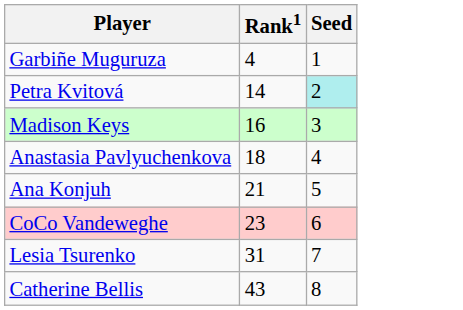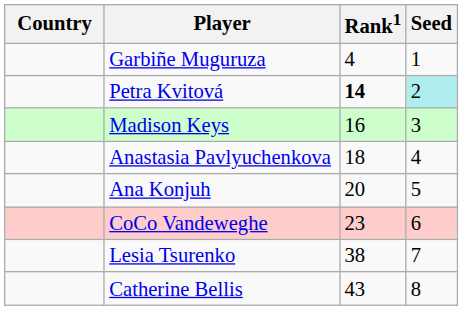+ column: (55, 23)
(255, 91) normal -> (355, 91) bold
(255, 190) 21 -> (355, 190) 20
(255, 255) 31 -> (355, 255) 38
